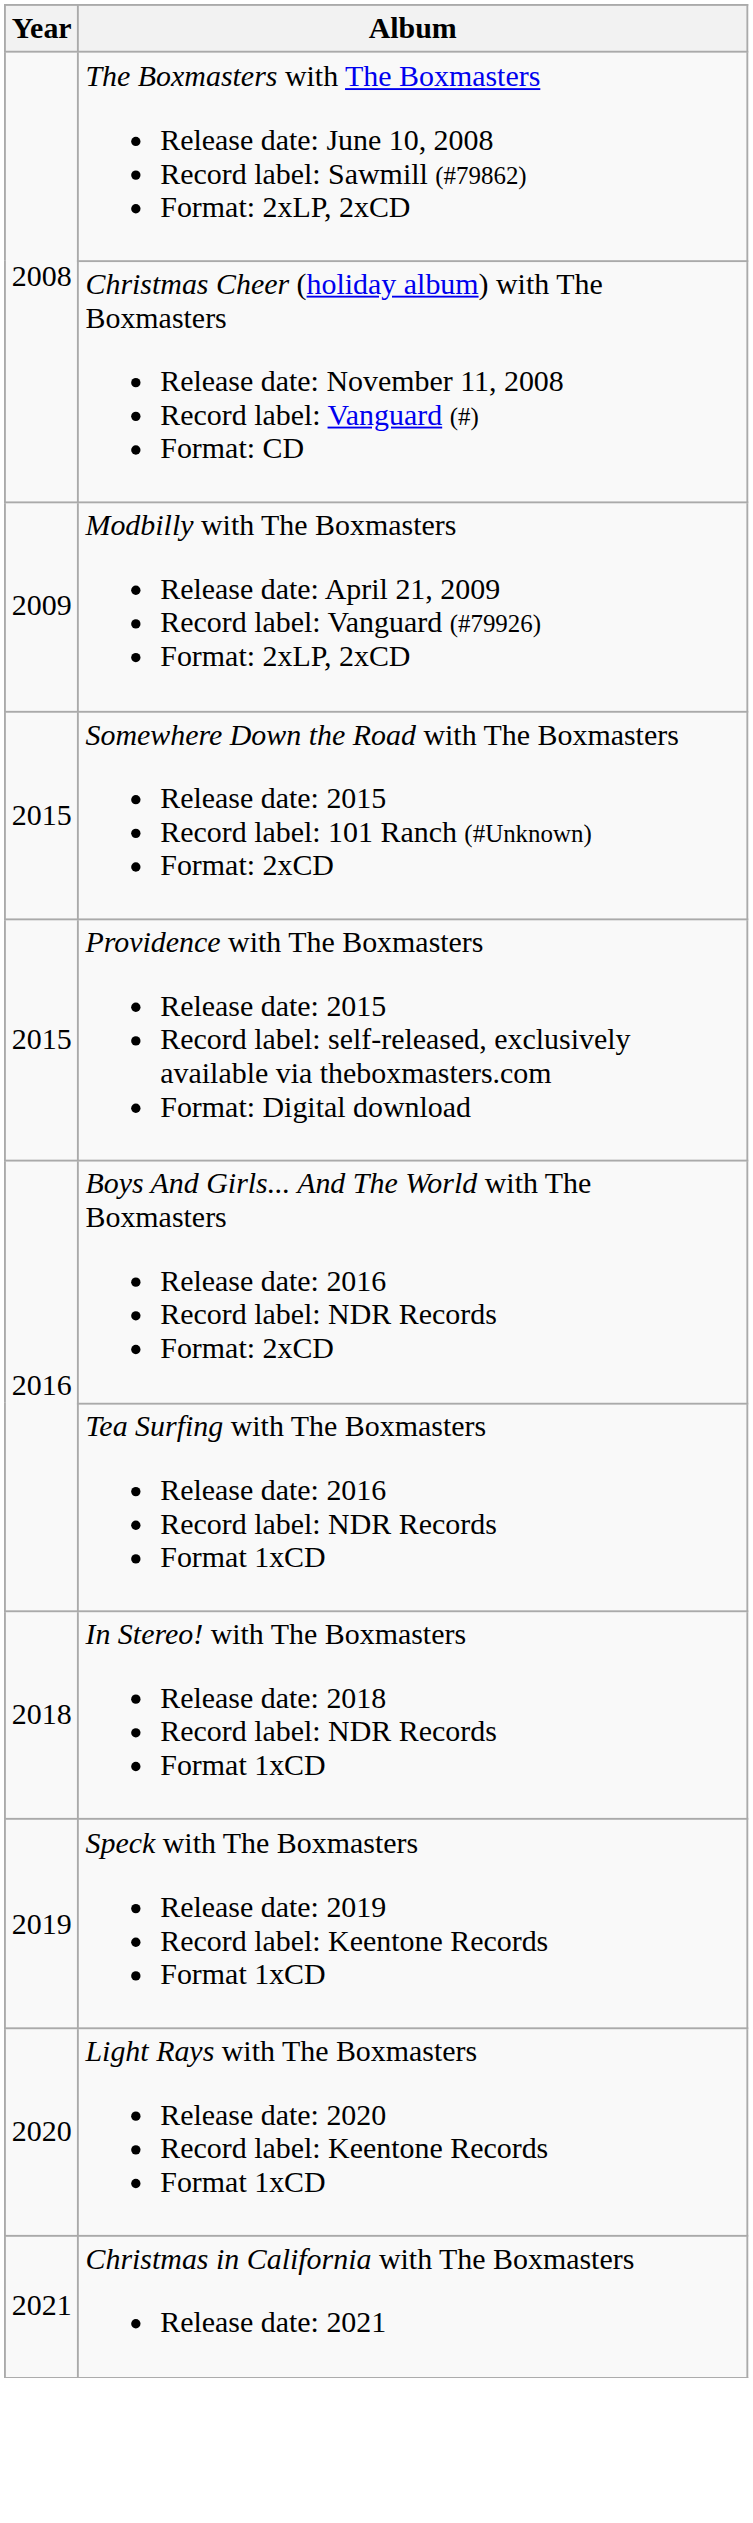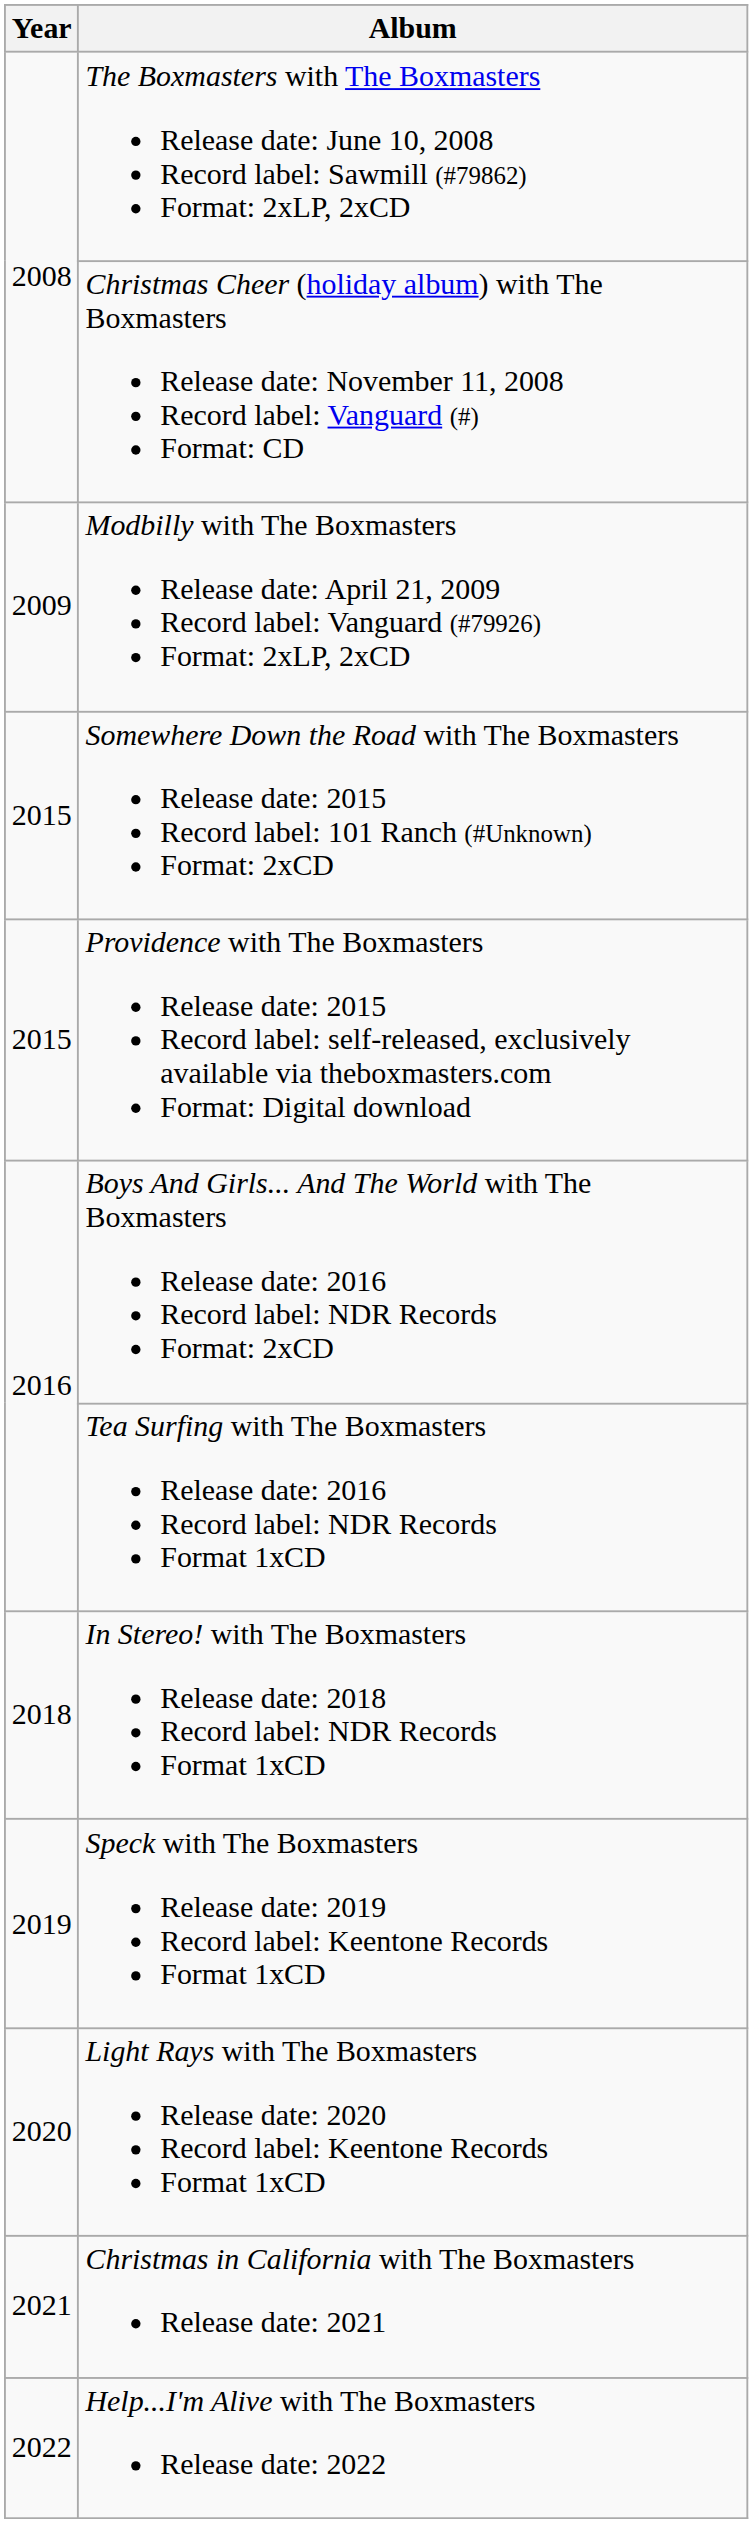+ row: (413, 2433)
